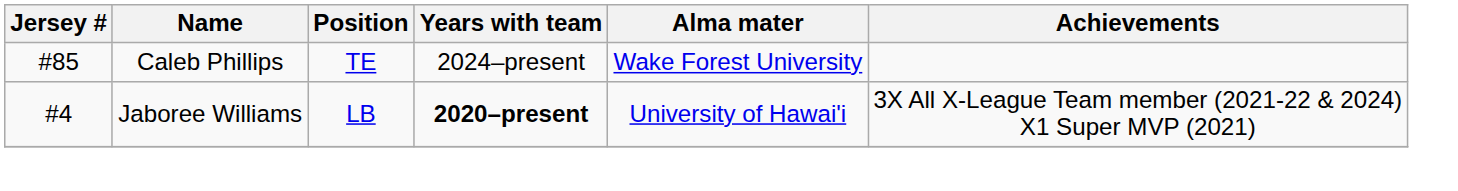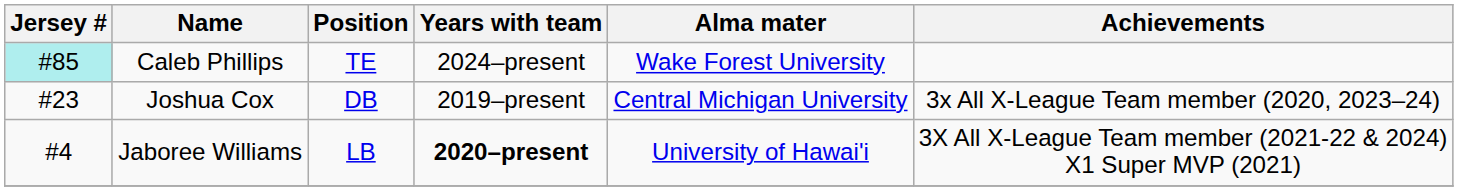(59, 61) no background -> (59, 61) paleturquoise background
+ row: (210, 100)
